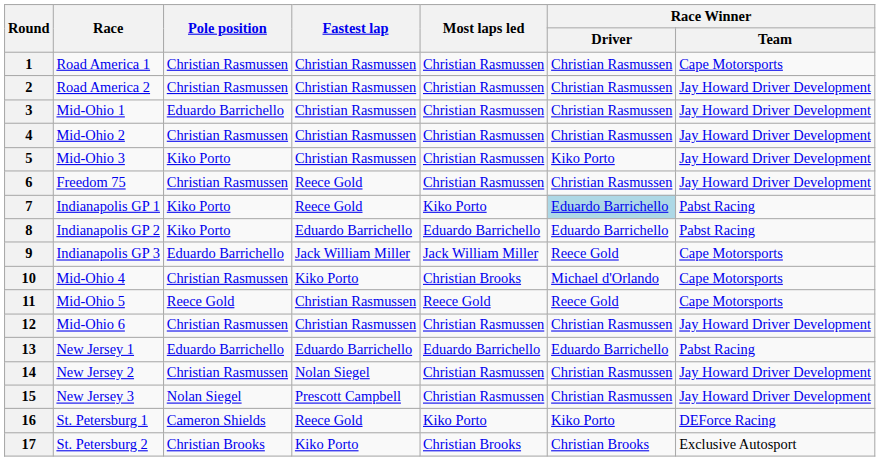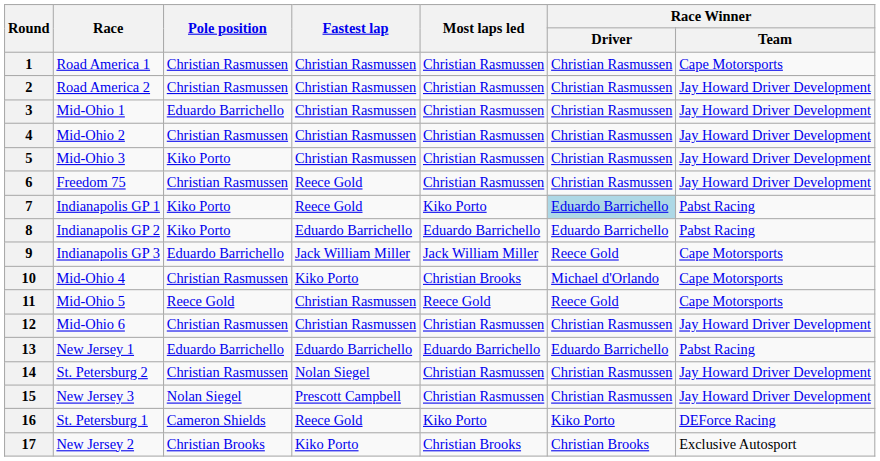(583, 158) Kiko Porto -> (612, 158) Christian Rasmussen
(95, 372) New Jersey 2 -> (102, 372) St. Petersburg 2
(102, 444) St. Petersburg 2 -> (95, 444) New Jersey 2
